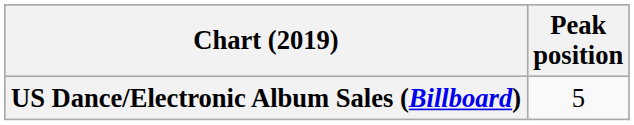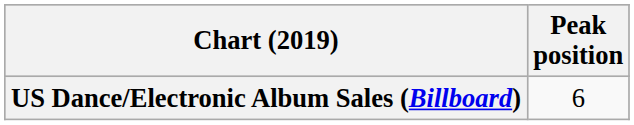(578, 97) 5 -> (578, 97) 6
